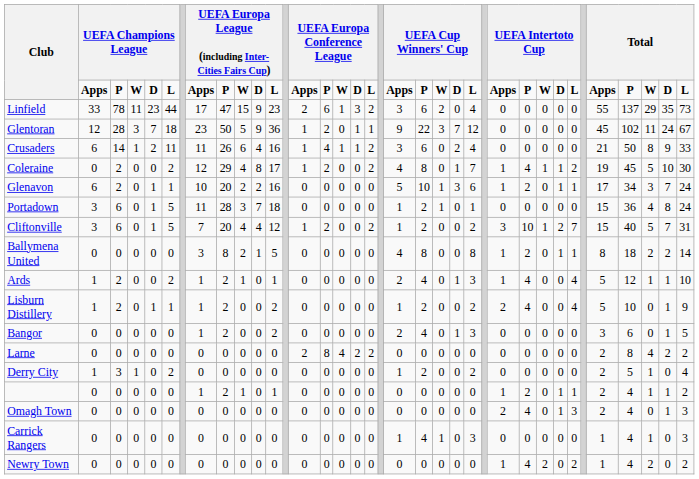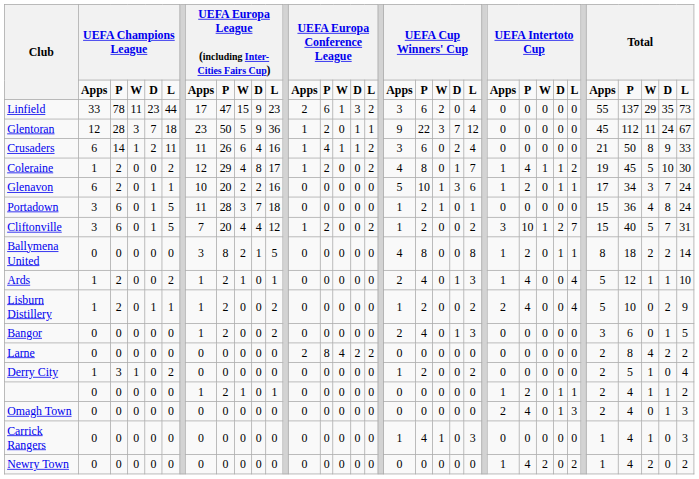(630, 129) 102 -> (630, 129) 112
(94, 168) 0 -> (94, 168) 1
(668, 306) 1 -> (668, 306) 2
